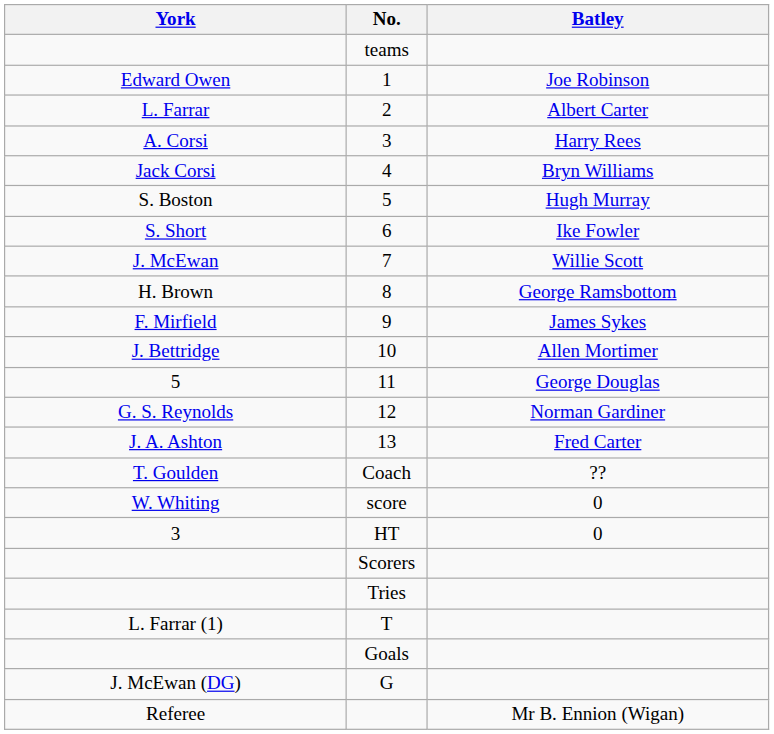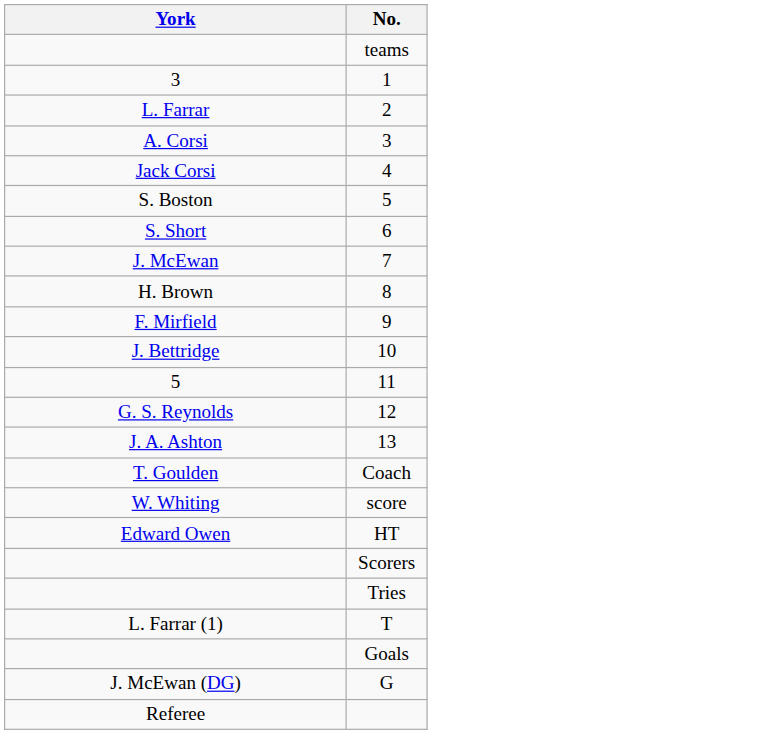- column: (598, 19)
(176, 79) Edward Owen -> (176, 79) 3
(176, 532) 3 -> (176, 532) Edward Owen
